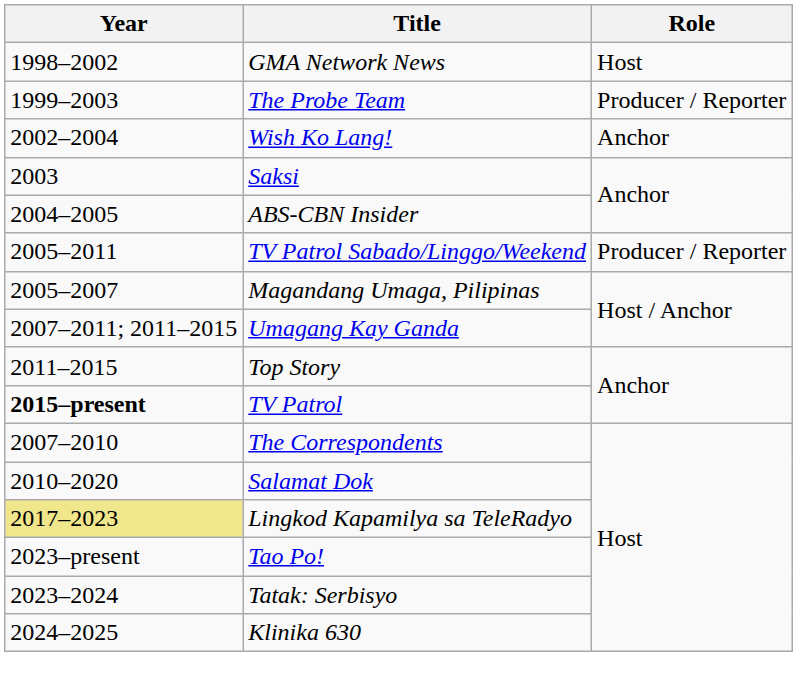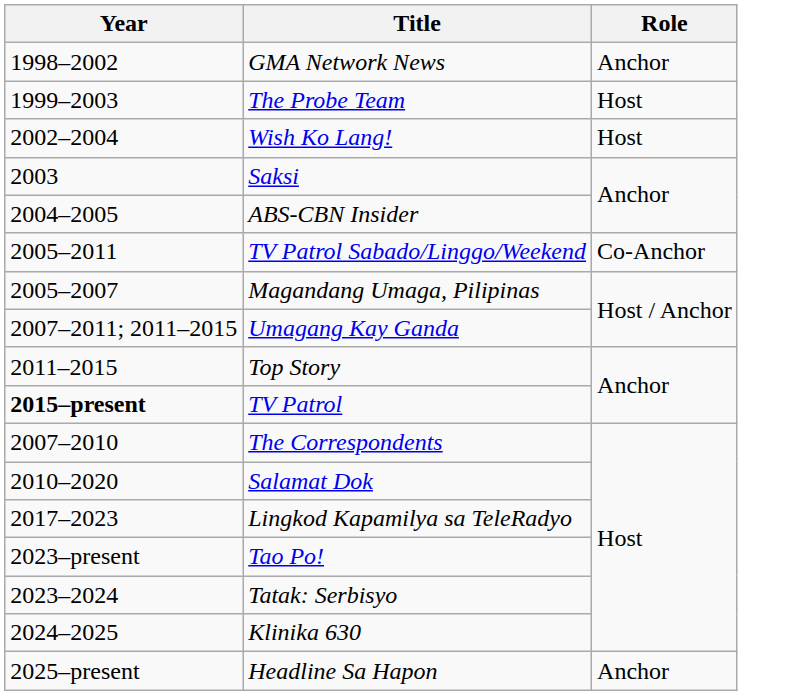(620, 61) Host -> (633, 61) Anchor
(692, 99) Producer / Reporter -> (620, 99) Host
(633, 137) Anchor -> (620, 137) Host
(692, 251) Producer / Reporter -> (651, 251) Co-Anchor
(64, 518) khaki background -> (64, 518) no background
+ row: (343, 670)
